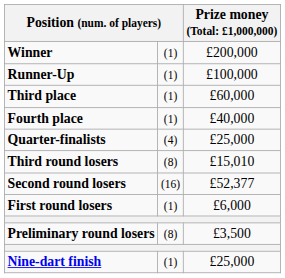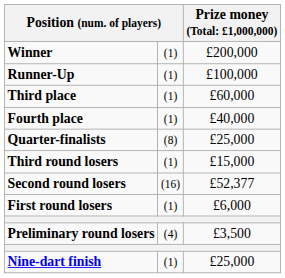(171, 140) (4) -> (171, 140) (8)
(171, 162) (8) -> (171, 162) (1)
(232, 161) £15,010 -> (232, 161) £15,000
(171, 234) (8) -> (171, 234) (4)
